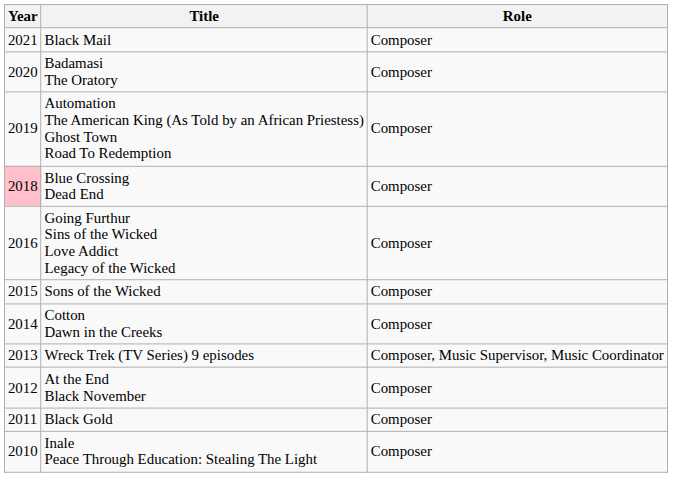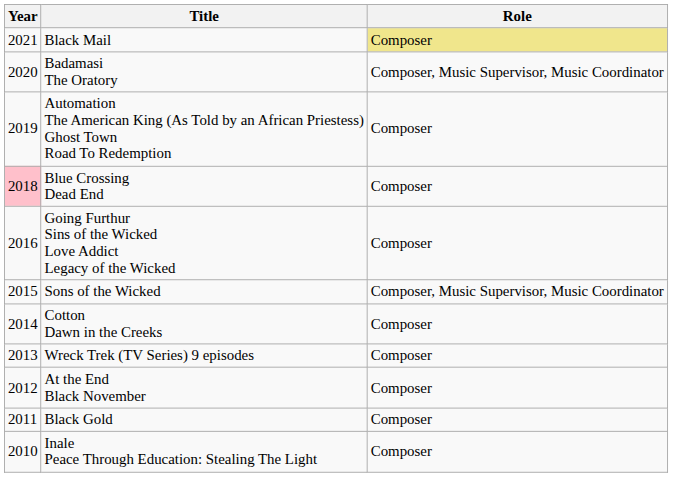(401, 39) no background -> (401, 39) khaki background
(401, 71) Composer -> (517, 71) Composer, Music Supervisor, Music Coordinator
(401, 291) Composer -> (517, 291) Composer, Music Supervisor, Music Coordinator
(517, 355) Composer, Music Supervisor, Music Coordinator -> (401, 355) Composer
